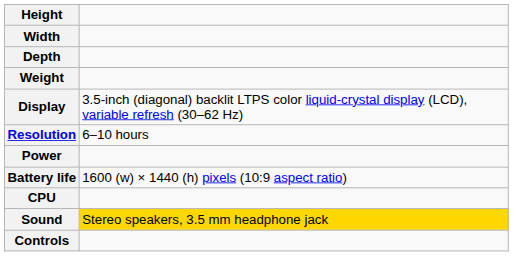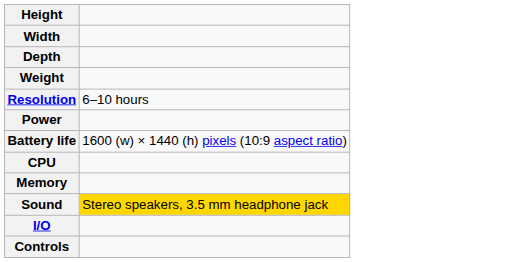- row: (42, 106)
+ row: (42, 183)
+ row: (42, 225)
